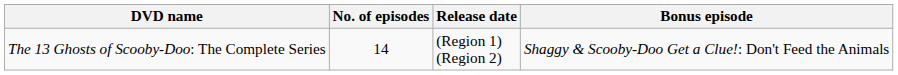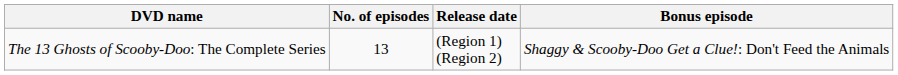(381, 49) 14 -> (381, 49) 13
